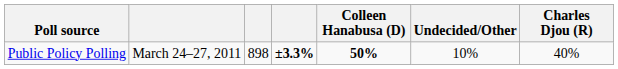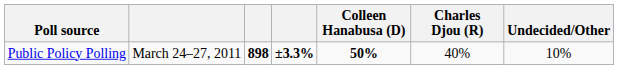columns swapped: (567, 23) <-> (465, 31)
(258, 53) normal -> (258, 53) bold
